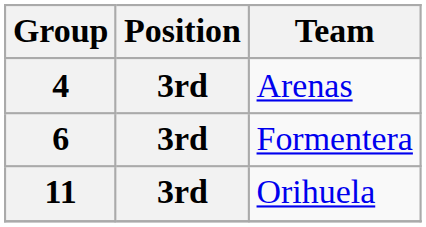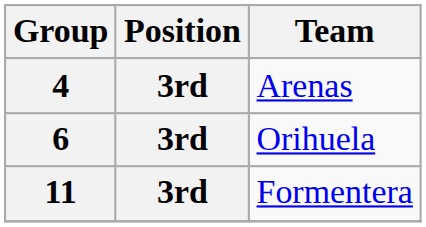(335, 138) Formentera -> (316, 138) Orihuela
(316, 192) Orihuela -> (335, 192) Formentera
